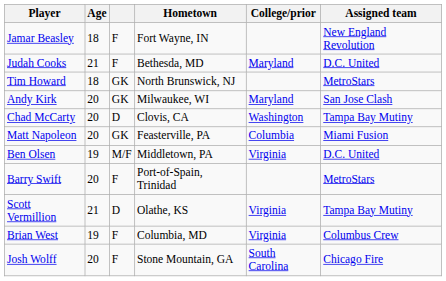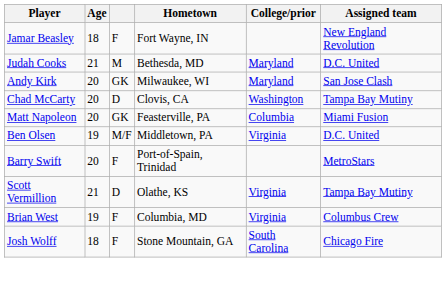(115, 63) F -> (117, 63) M
- row: (36, 81)
(93, 259) 20 -> (93, 241) 18
